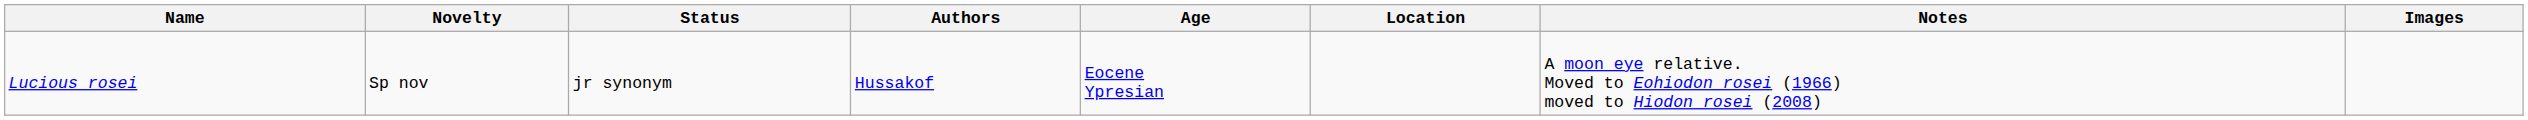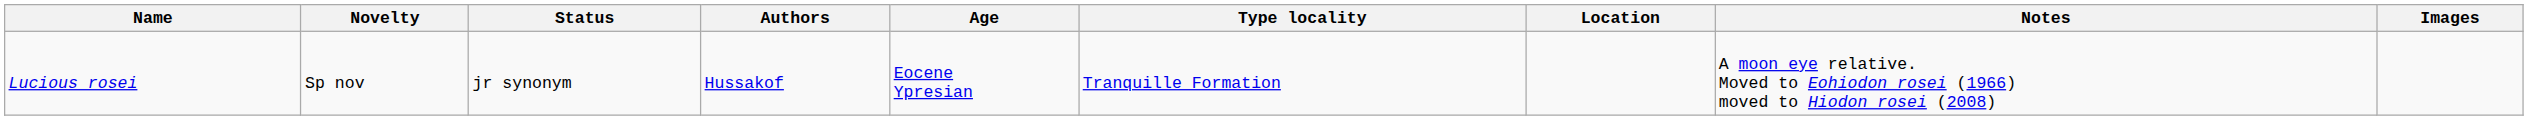+ column: (1302, 18)
